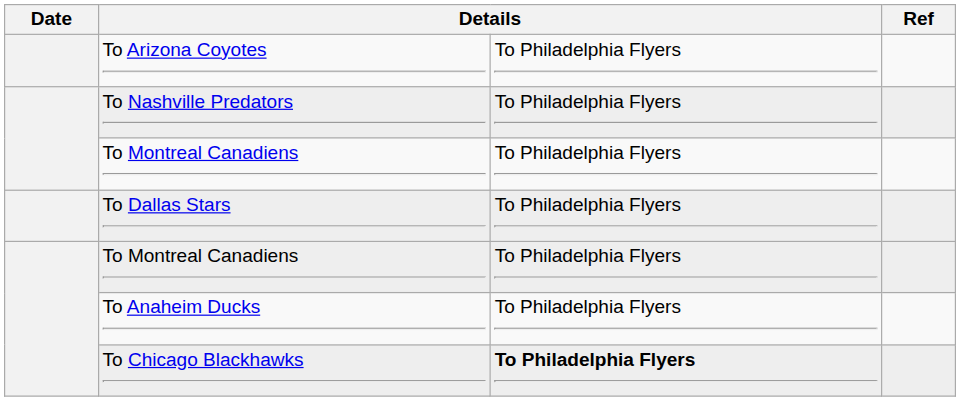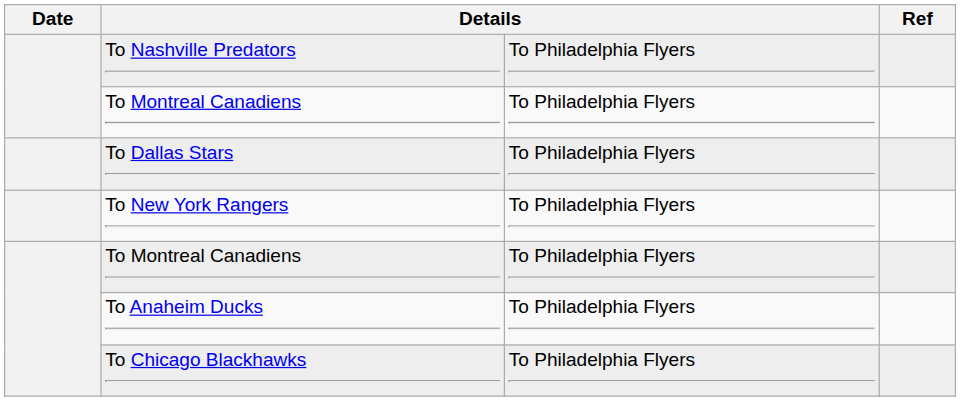- row: (51, 61)
+ row: (53, 215)
(686, 366) bold -> (692, 366) normal
